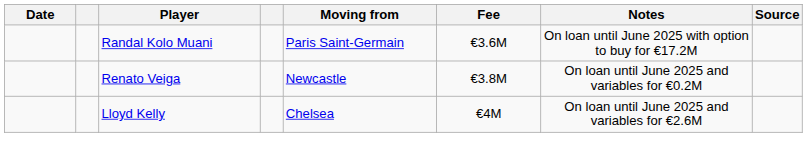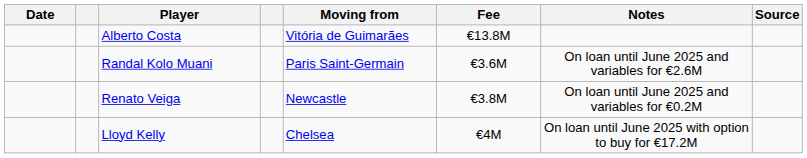+ row: (141, 35)
(646, 43) On loan until June 2025 with option to buy for €17.2M -> (646, 63) On loan until June 2025 and variables for €2.6M
(646, 114) On loan until June 2025 and variables for €2.6M -> (646, 135) On loan until June 2025 with option to buy for €17.2M
